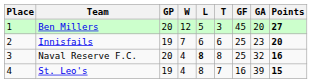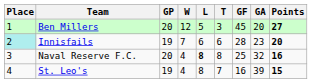(9, 41) no background -> (9, 41) paleturquoise background
(240, 41) 25 -> (240, 41) 28
